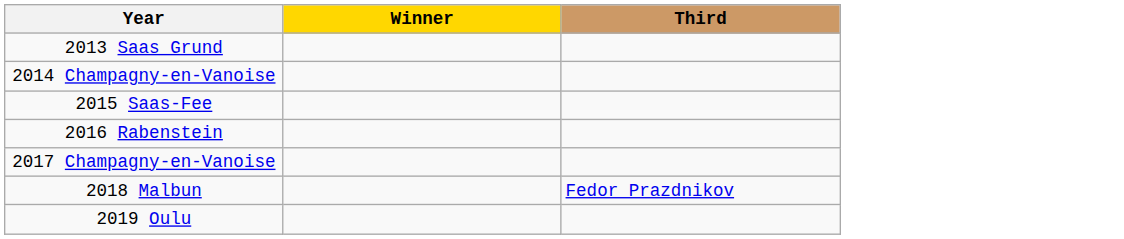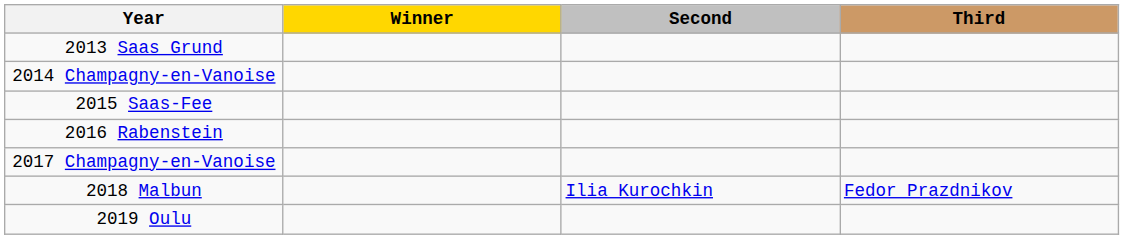+ column: (701, 19)
